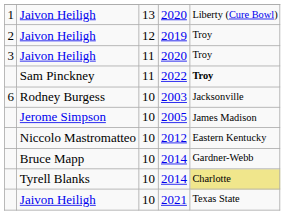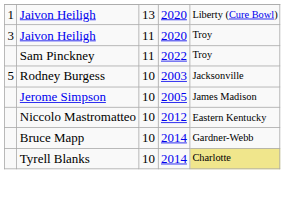- row: (58, 35)
(203, 76) bold -> (202, 55) normal
(11, 96) 6 -> (11, 76) 5
- row: (58, 199)
